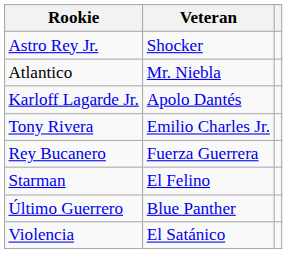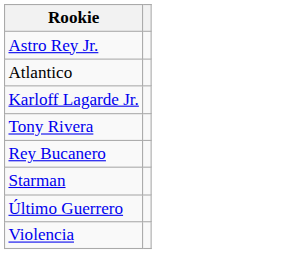- column: (208, 18)
